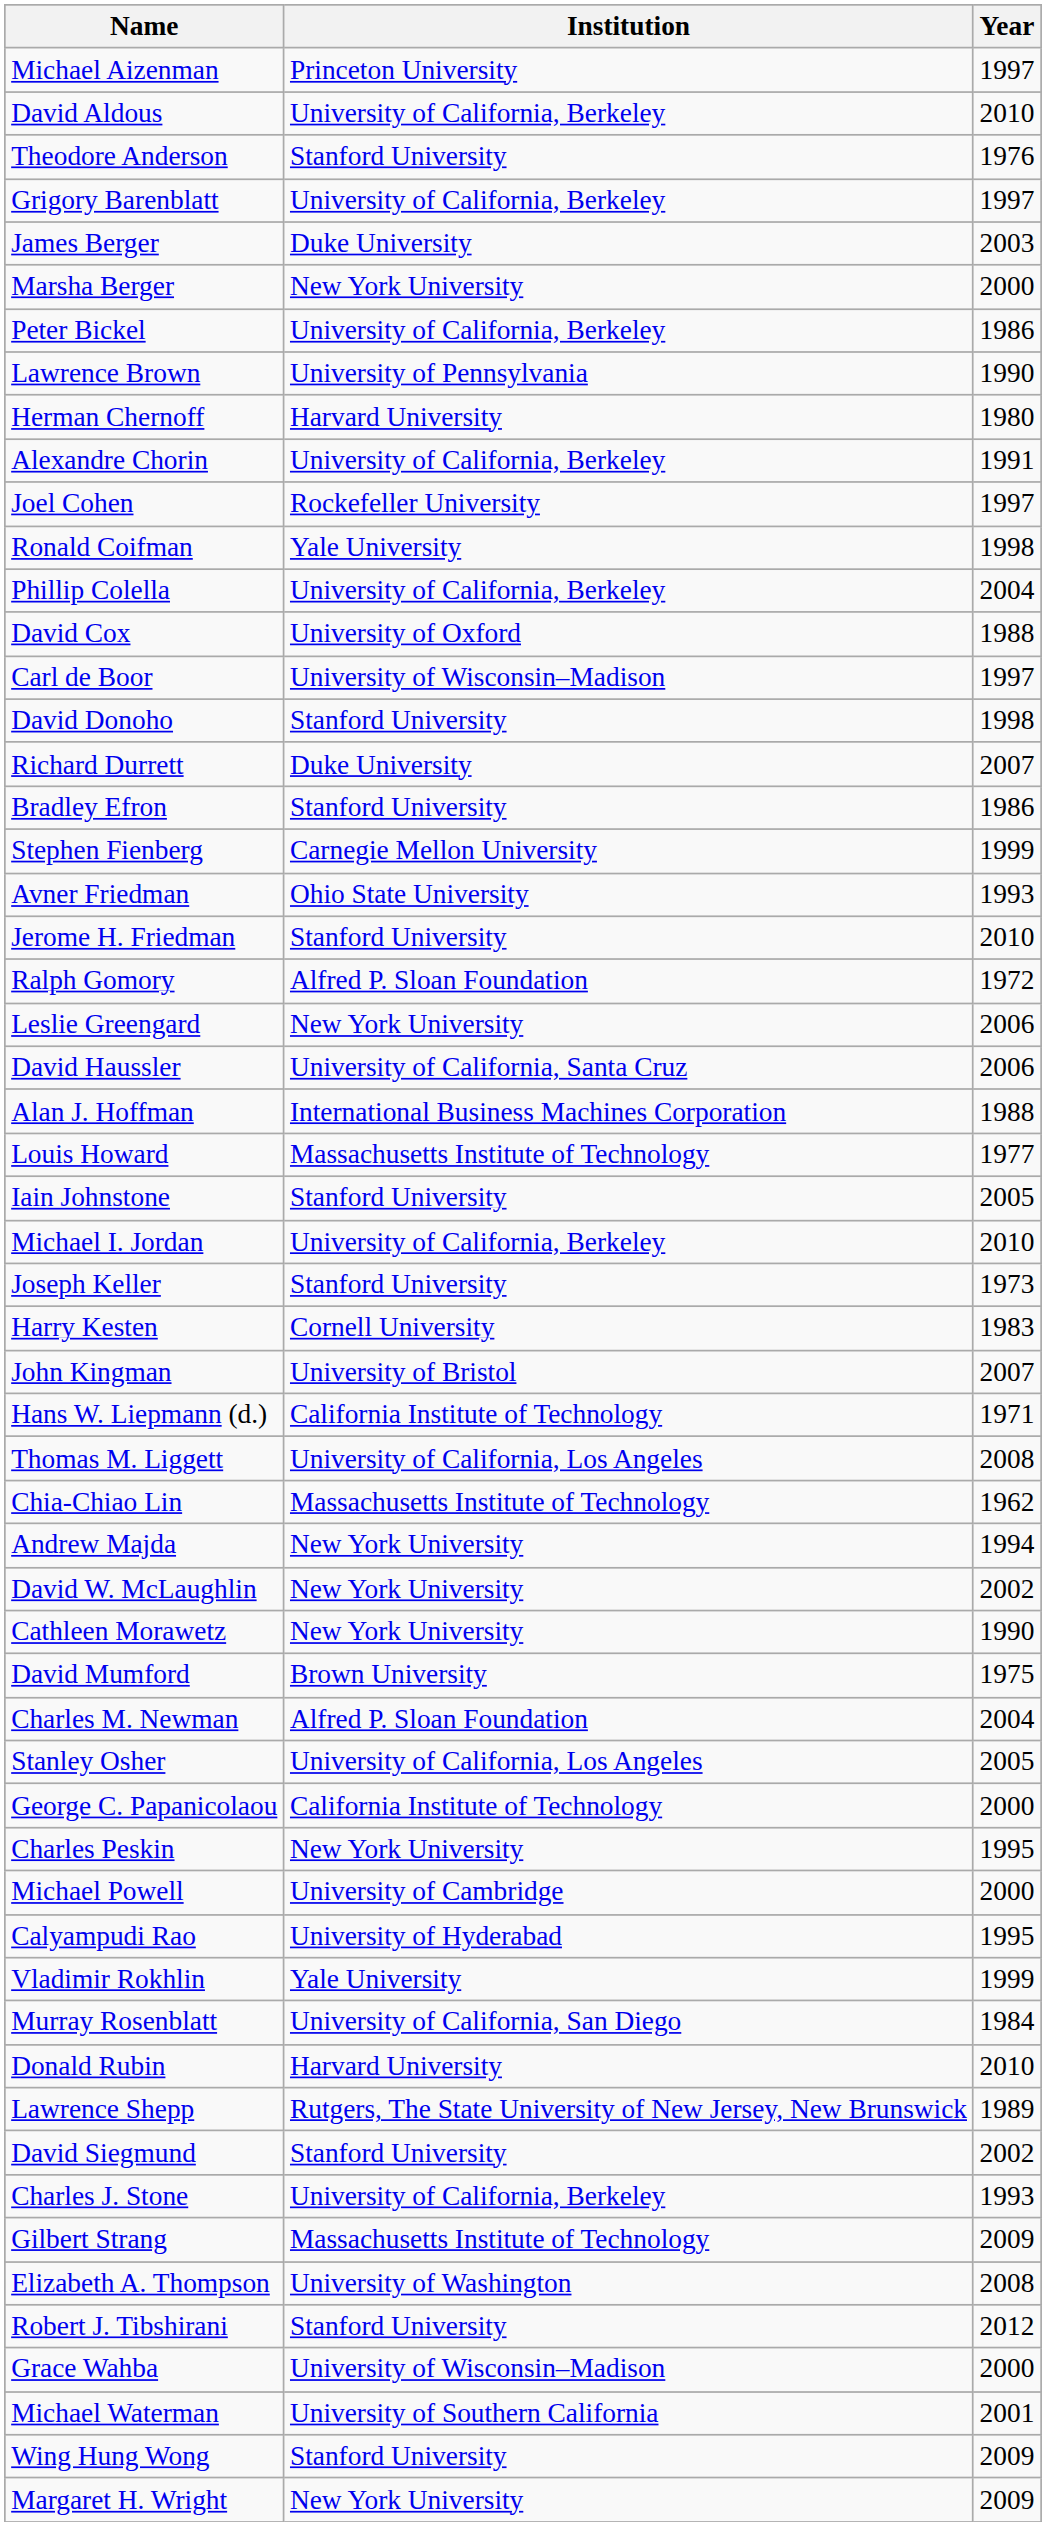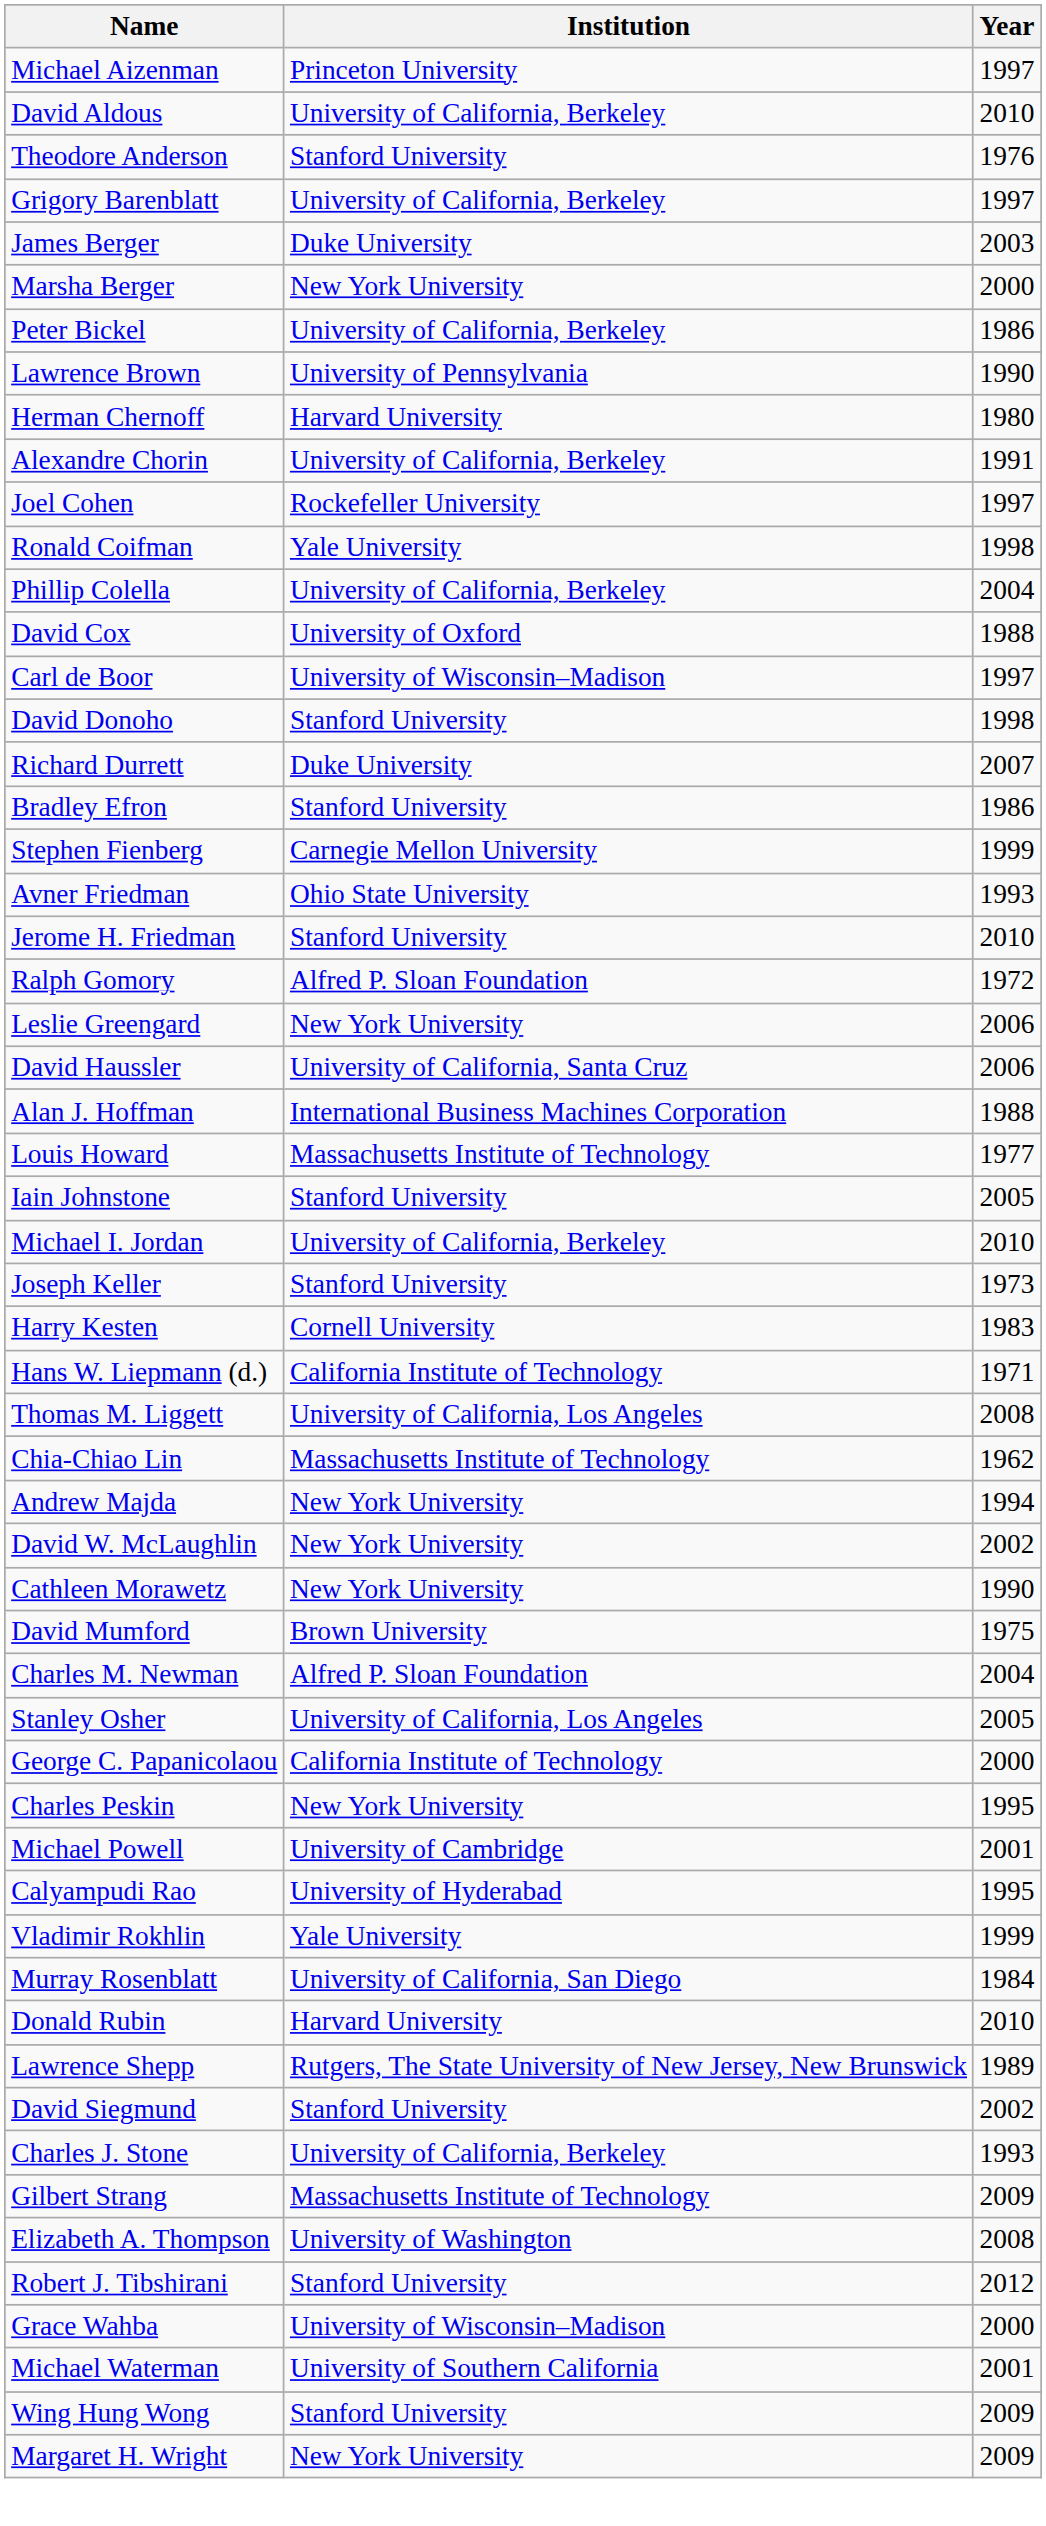- row: (91, 1371)
(1007, 1892) 2000 -> (1007, 1848) 2001
